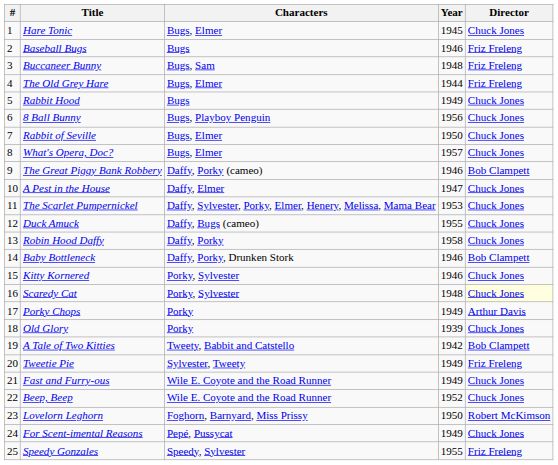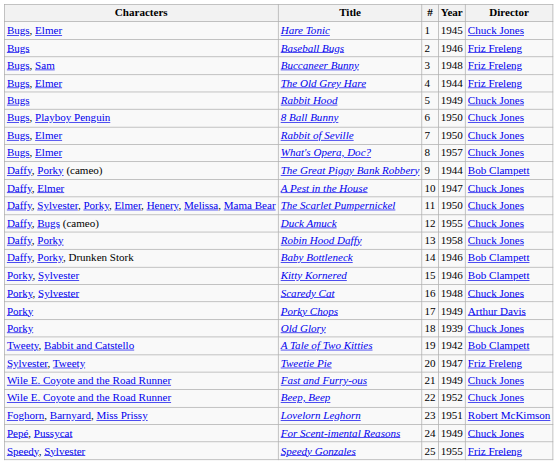columns swapped: (12, 13) <-> (301, 13)
(452, 118) 1956 -> (452, 118) 1950
(452, 170) 1946 -> (452, 170) 1944
(452, 205) 1953 -> (452, 205) 1950
(496, 275) Chuck Jones -> (499, 275) Bob Clampett
(496, 293) lightyellow background -> (496, 293) no background
(452, 363) 1949 -> (452, 363) 1947
(452, 415) 1950 -> (452, 415) 1951
